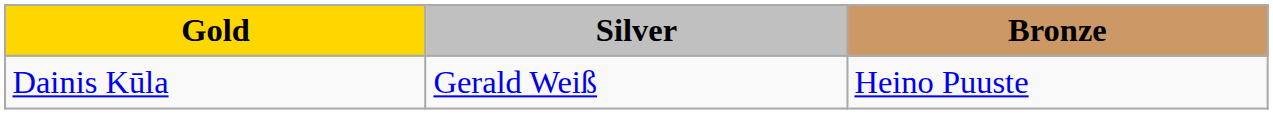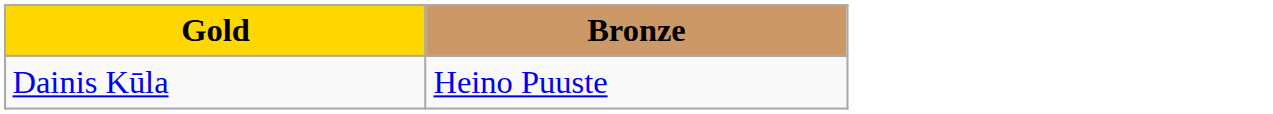- column: (636, 30)
